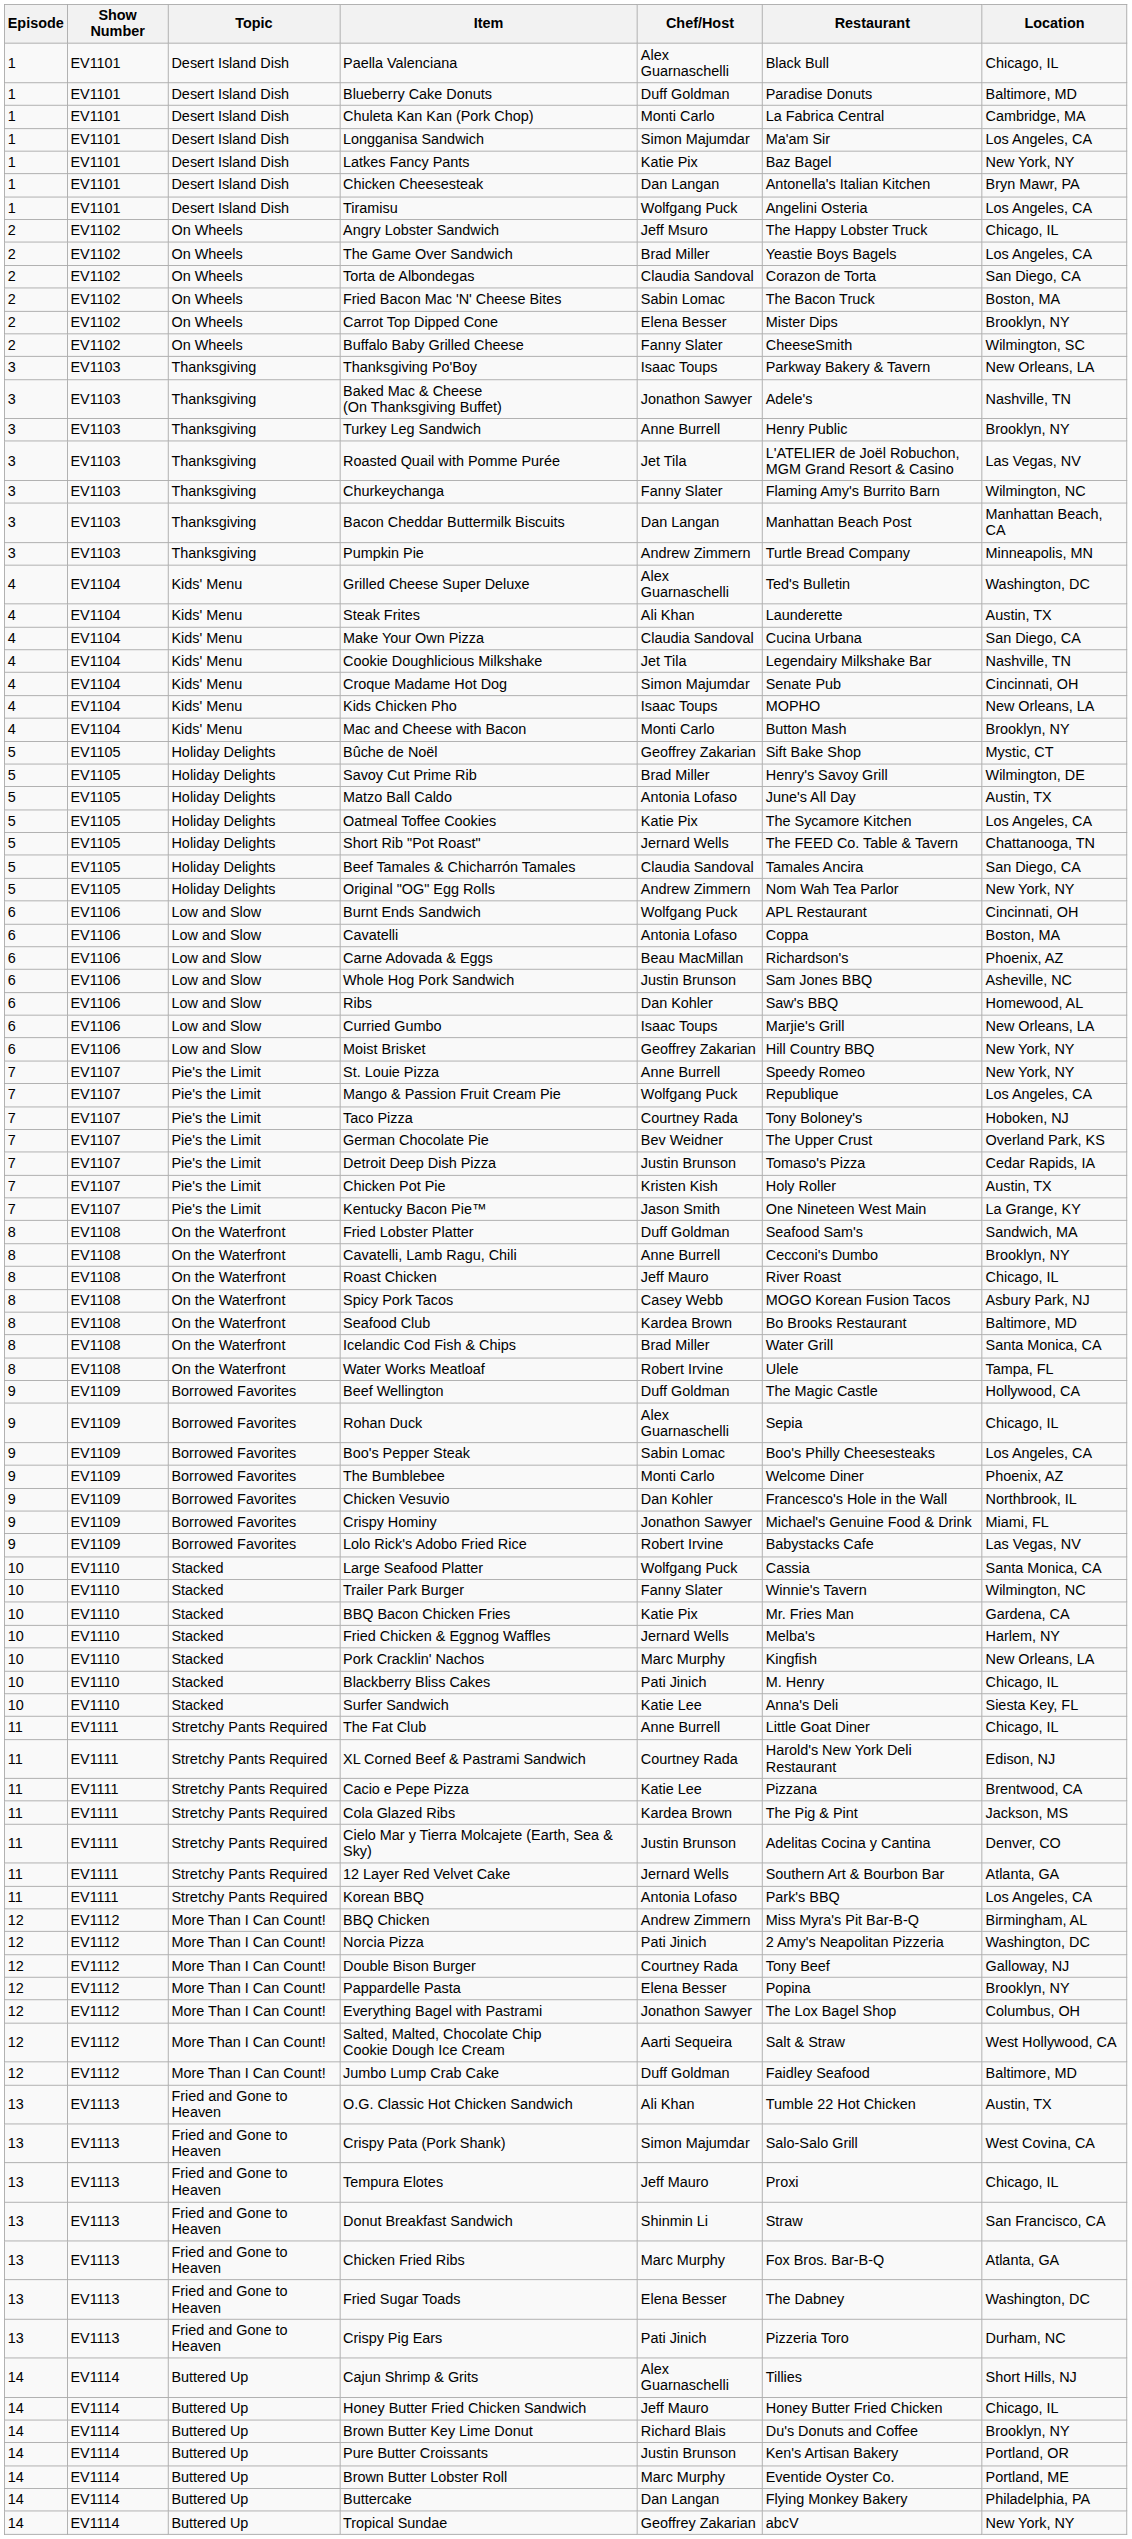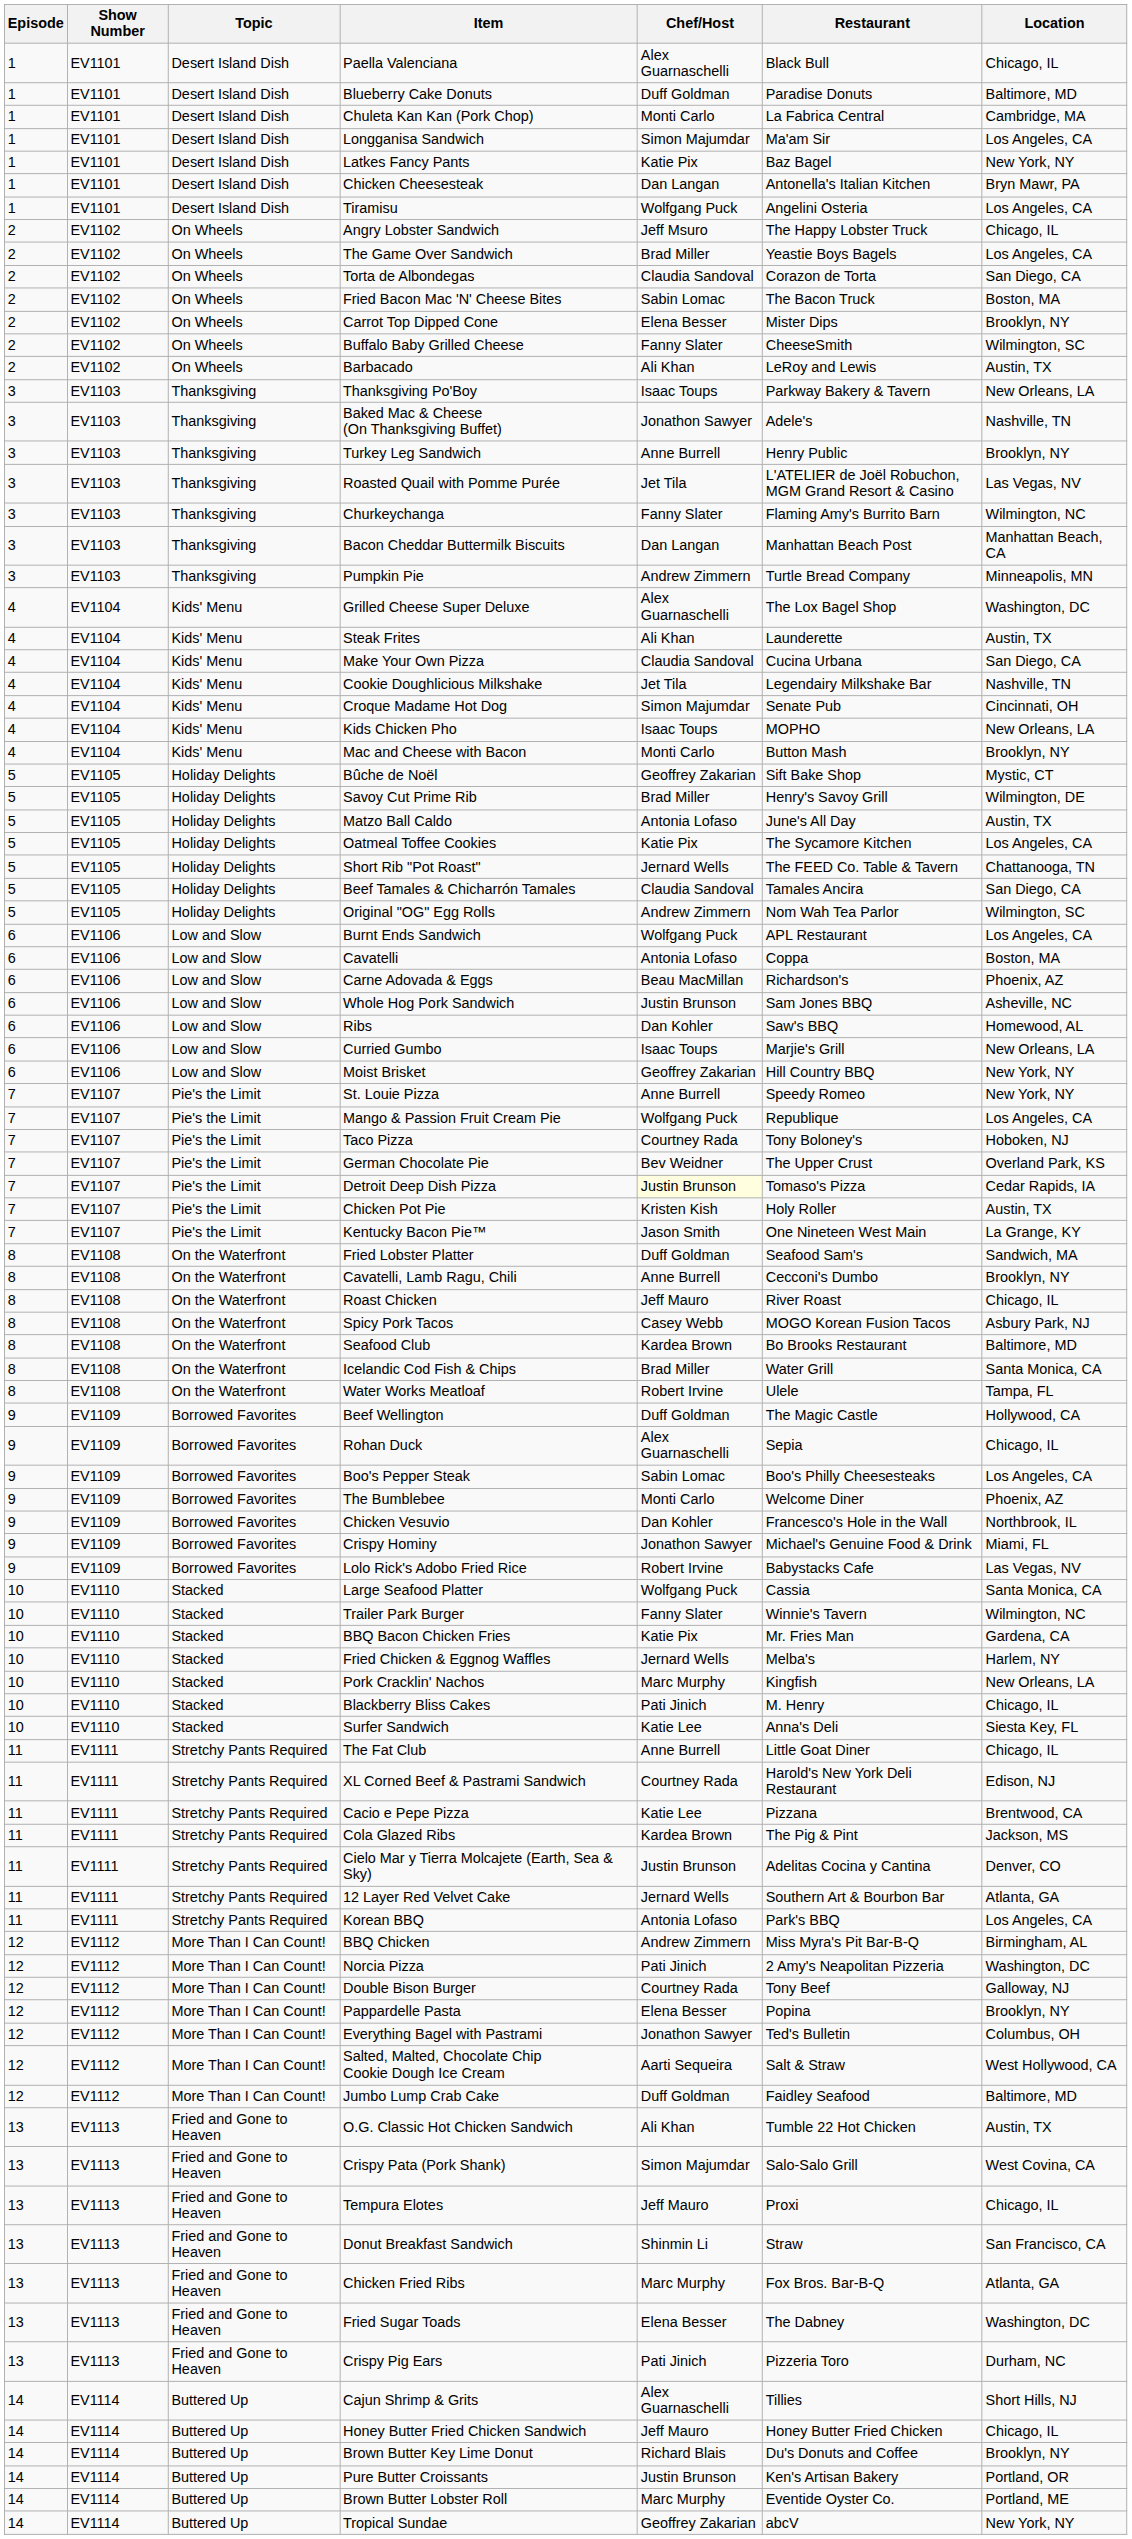+ row: (378, 368)
(808, 584) Ted's Bulletin -> (831, 607) The Lox Bagel Shop
(1030, 889) New York, NY -> (1035, 912) Wilmington, SC
(1032, 912) Cincinnati, OH -> (1039, 935) Los Angeles, CA
(688, 1163) no background -> (688, 1186) lightyellow background
(831, 2011) The Lox Bagel Shop -> (808, 2034) Ted's Bulletin
- row: (377, 2499)
